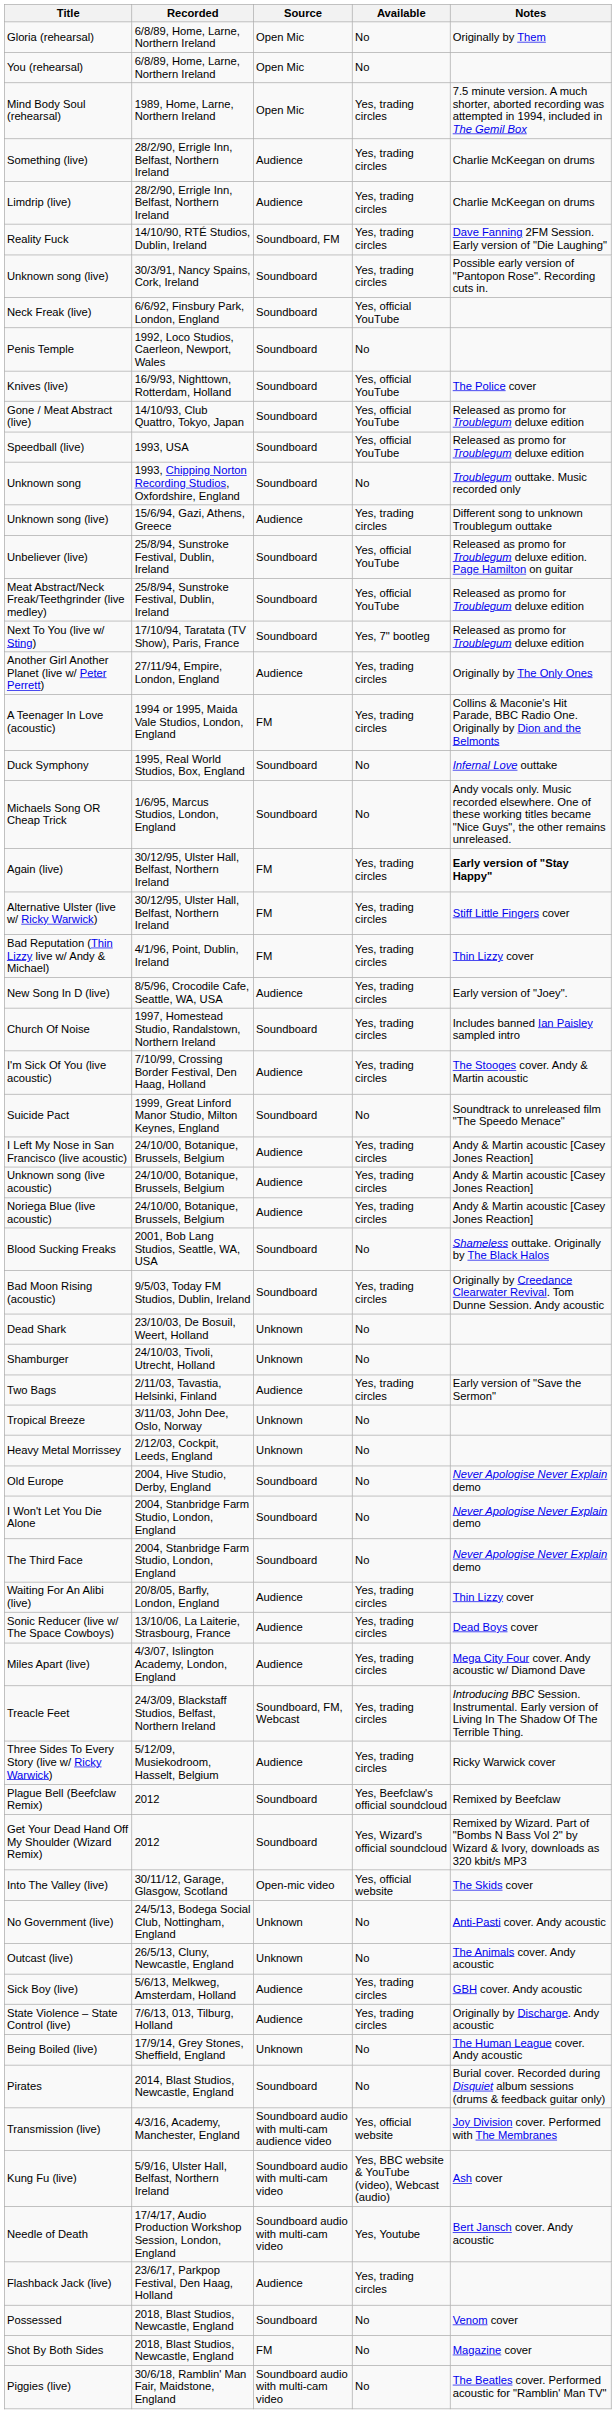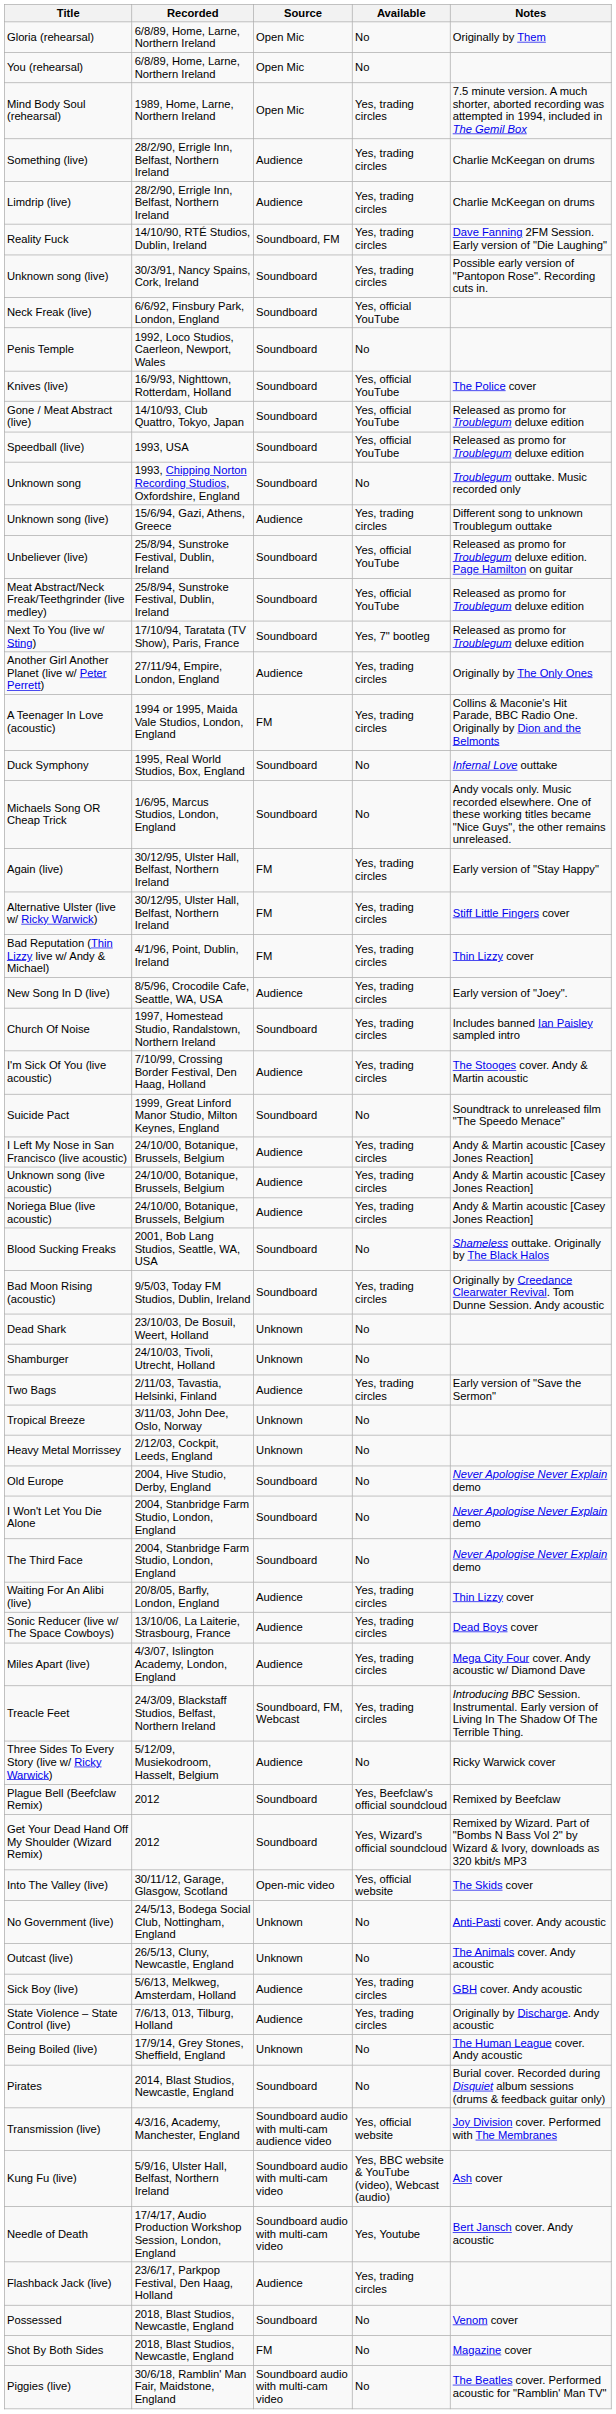(511, 870) bold -> (526, 870) normal
(384, 1762) Yes, trading circles -> (362, 1762) No
